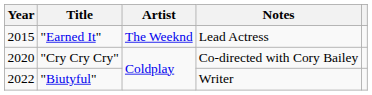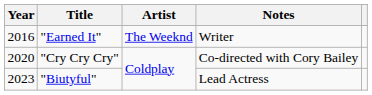(21, 36) 2015 -> (21, 36) 2016
(234, 36) Lead Actress -> (216, 36) Writer
(21, 79) 2022 -> (21, 79) 2023
(216, 79) Writer -> (234, 79) Lead Actress
